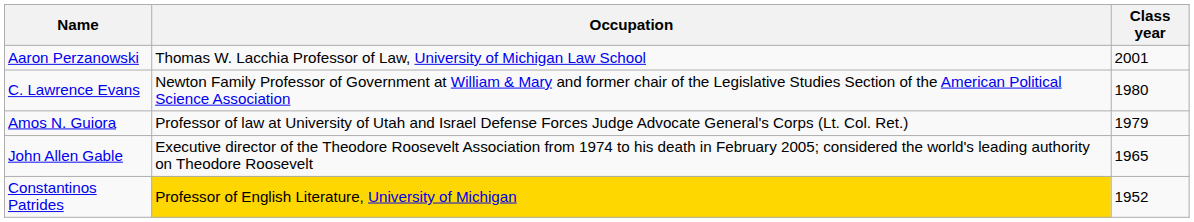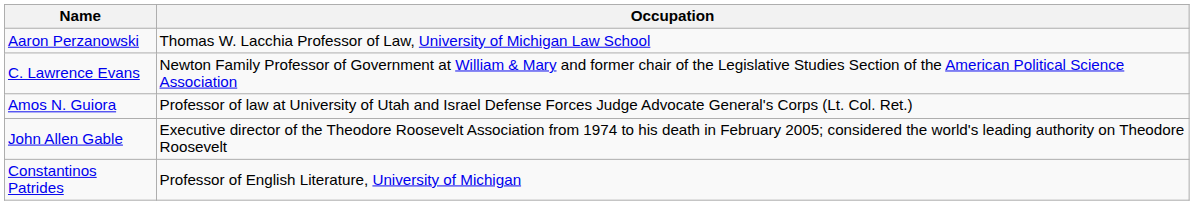- column: (1150, 25)
(336, 196) gold background -> (340, 179) no background
